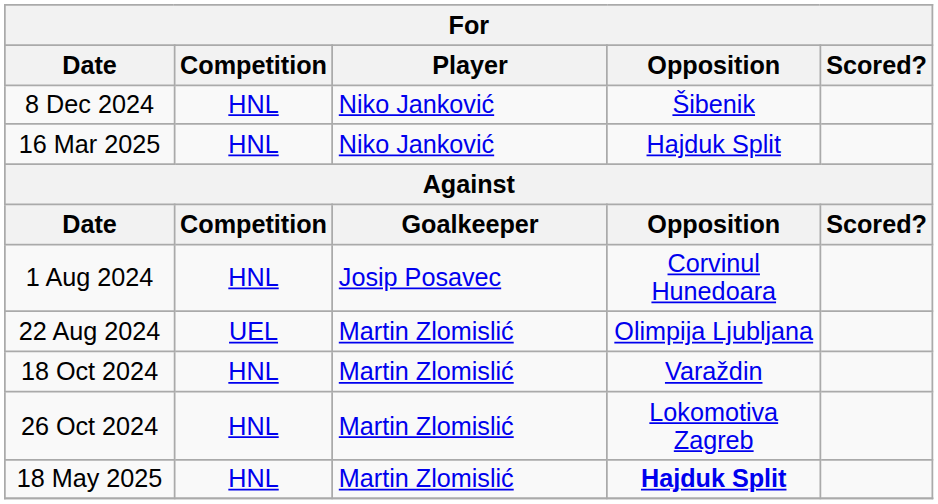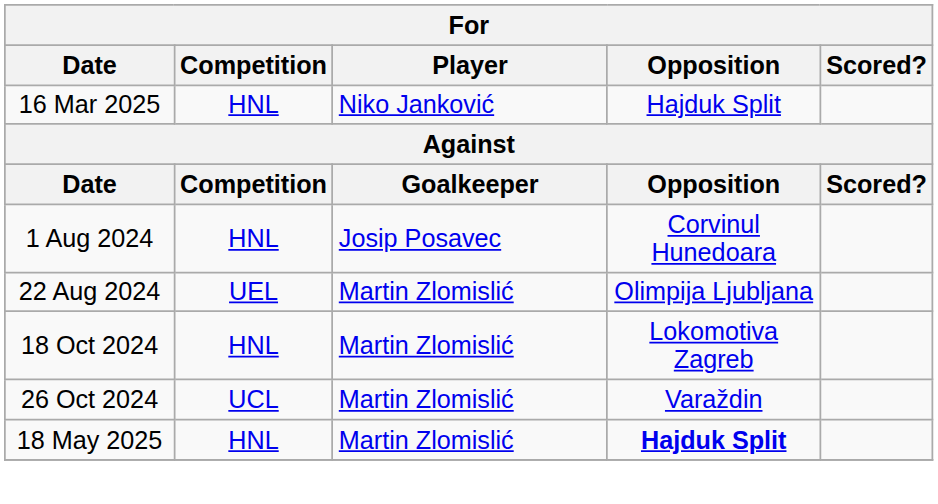- row: (90, 105)
(714, 372) Varaždin -> (714, 346) Lokomotiva Zagreb
(254, 425) HNL -> (254, 400) UCL
(714, 425) Lokomotiva Zagreb -> (714, 400) Varaždin
